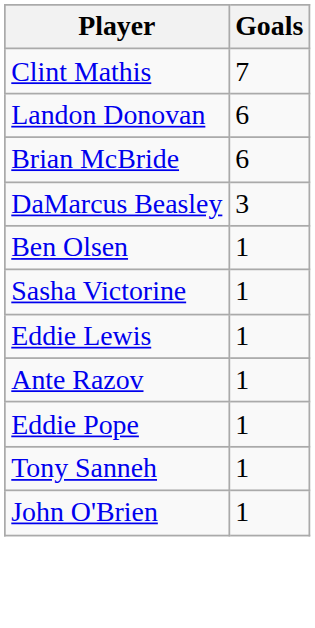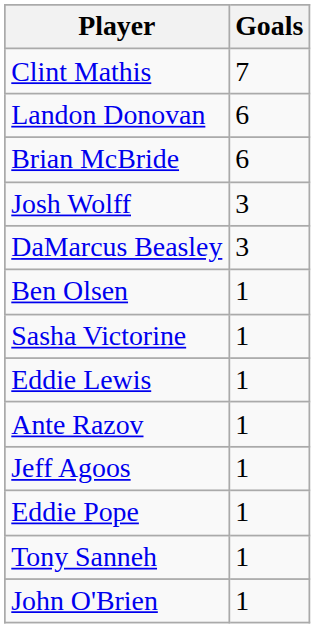+ row: (71, 203)
+ row: (71, 468)
